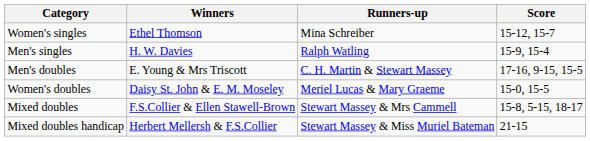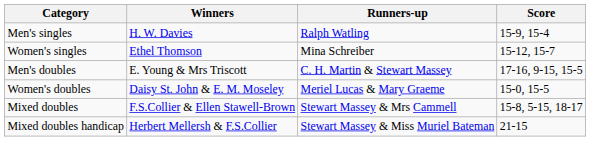rows swapped: (40, 51) <-> (47, 32)
